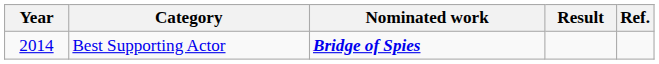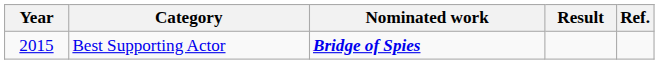(36, 45) 2014 -> (36, 45) 2015
